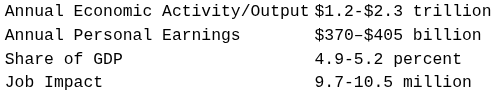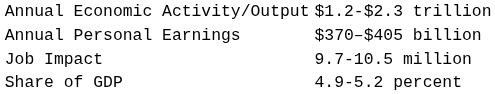rows swapped: (64, 59) <-> (54, 83)
